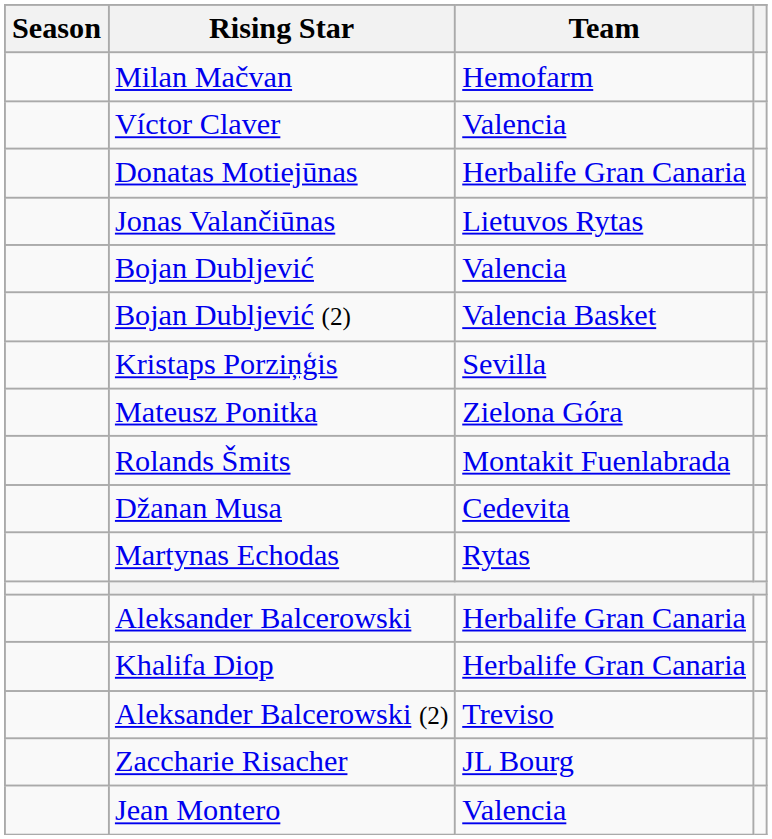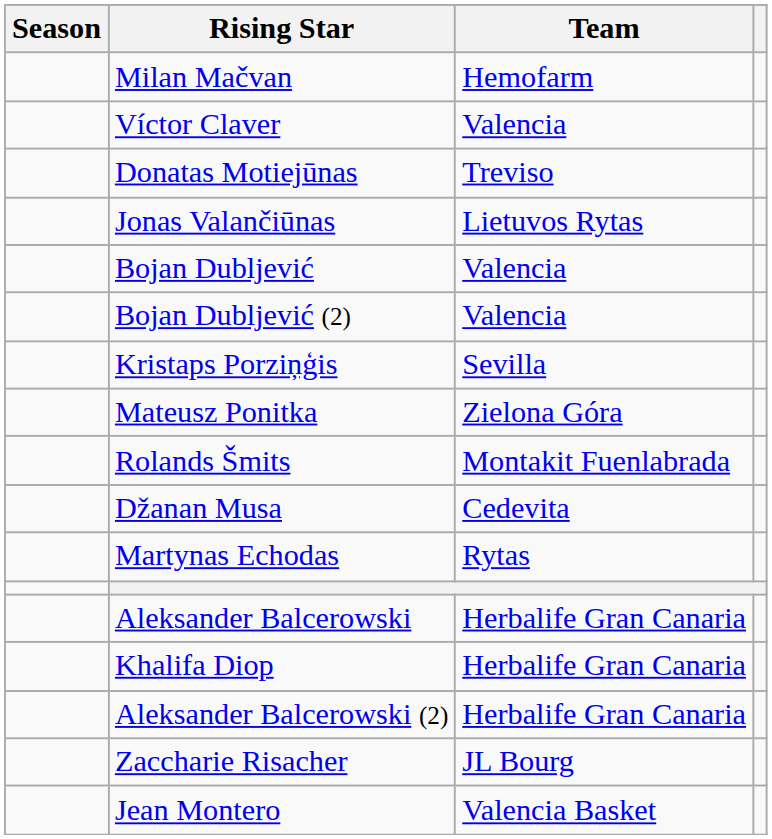(604, 172) Herbalife Gran Canaria -> (508, 172) Treviso
(559, 316) Valencia Basket -> (514, 316) Valencia
(508, 713) Treviso -> (604, 713) Herbalife Gran Canaria
(514, 809) Valencia -> (559, 809) Valencia Basket
